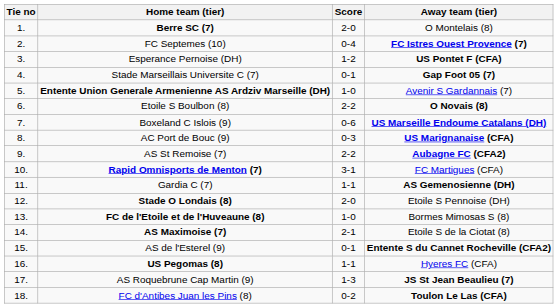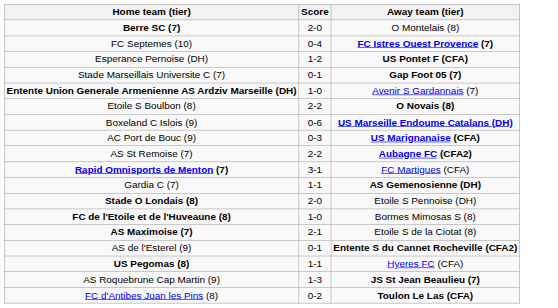- column: (21, 12)
